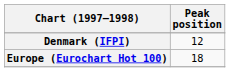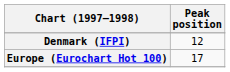(197, 58) 18 -> (197, 58) 17
